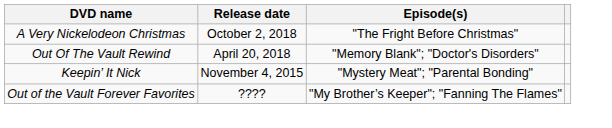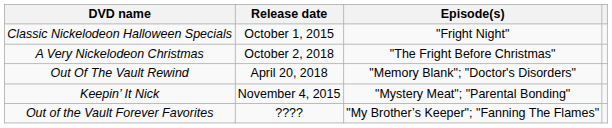+ row: (120, 34)
